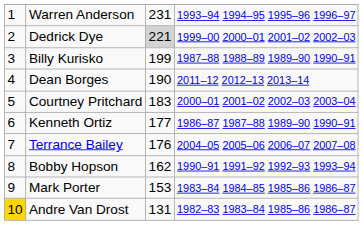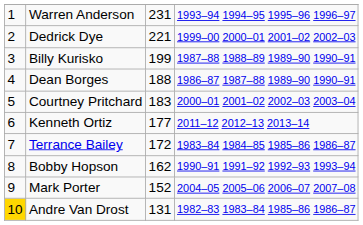(160, 36) lightgrey background -> (160, 36) no background
(160, 79) 190 -> (160, 79) 188
(243, 80) 2011–12 2012–13 2013–14 -> (266, 80) 1986–87 1987–88 1989–90 1990–91
(266, 123) 1986–87 1987–88 1989–90 1990–91 -> (243, 123) 2011–12 2012–13 2013–14
(160, 144) 176 -> (160, 144) 172
(266, 145) 2004–05 2005–06 2006–07 2007–08 -> (266, 145) 1983–84 1984–85 1985–86 1986–87
(160, 187) 153 -> (160, 187) 152
(266, 188) 1983–84 1984–85 1985–86 1986–87 -> (266, 188) 2004–05 2005–06 2006–07 2007–08
